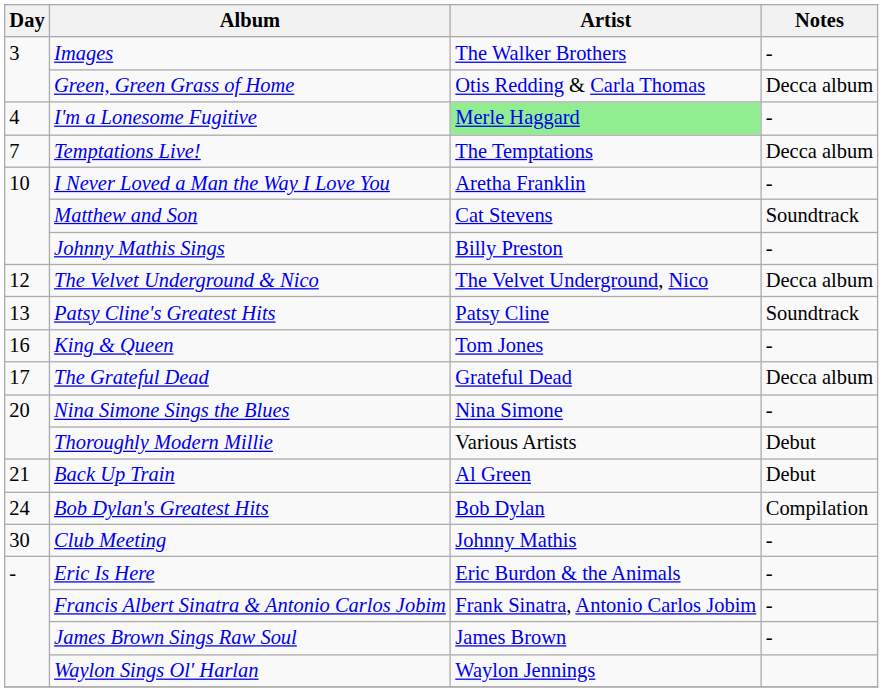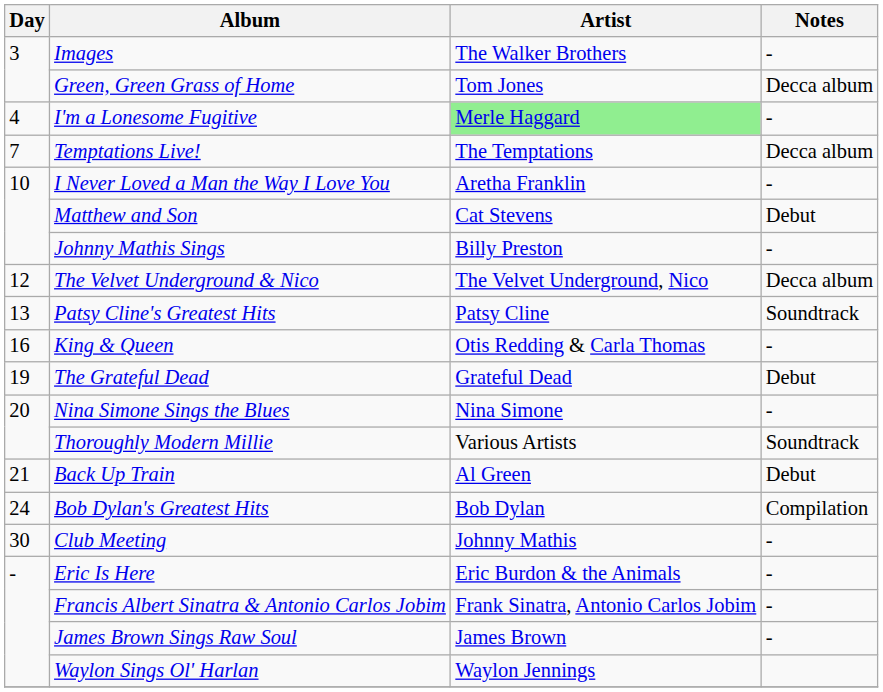(580, 85) Otis Redding & Carla Thomas -> (499, 85) Tom Jones
(812, 215) Soundtrack -> (791, 215) Debut
(499, 345) Tom Jones -> (580, 345) Otis Redding & Carla Thomas
(20, 378) 17 -> (20, 378) 19
(819, 378) Decca album -> (791, 378) Debut
(791, 442) Debut -> (812, 442) Soundtrack
